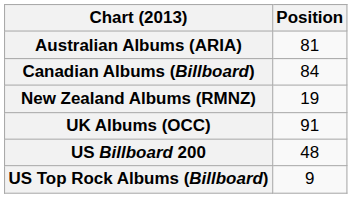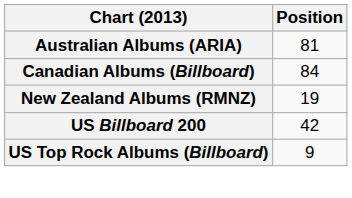- row: (138, 125)
(310, 152) 48 -> (310, 125) 42
